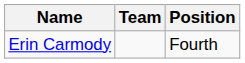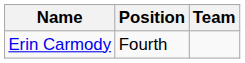columns swapped: (202, 17) <-> (140, 17)
